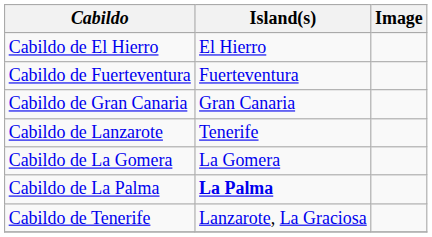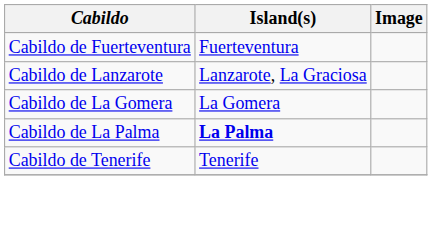- row: (84, 47)
- row: (98, 103)
(229, 132) Tenerife -> (283, 75) Lanzarote, La Graciosa
(283, 217) Lanzarote, La Graciosa -> (229, 160) Tenerife
